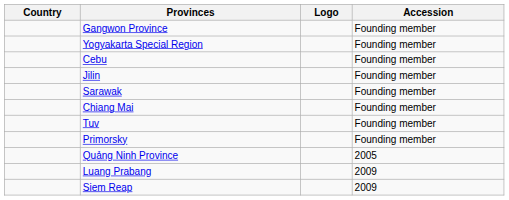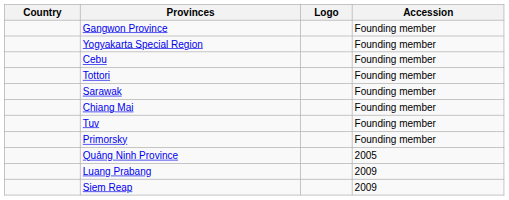+ row: (96, 76)
- row: (91, 76)
